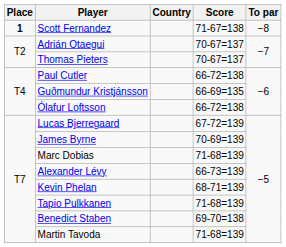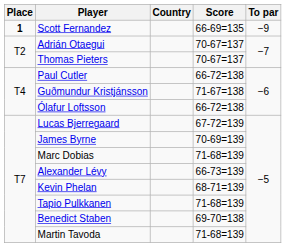(220, 28) 71-67=138 -> (220, 28) 66-69=135
(263, 28) −8 -> (263, 28) −9
(220, 92) 66-69=135 -> (220, 92) 71-67=138
